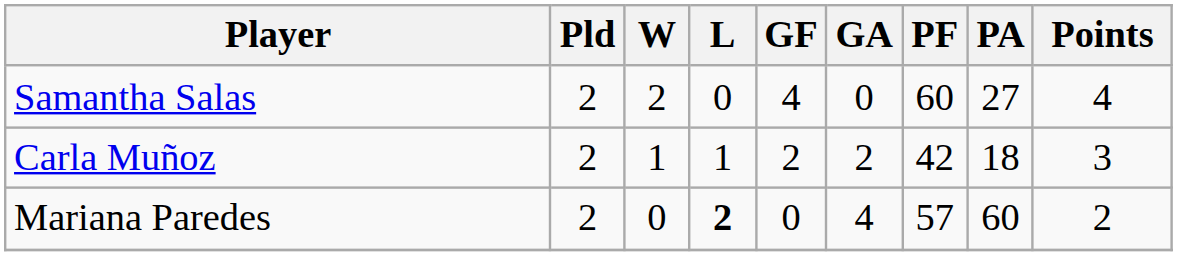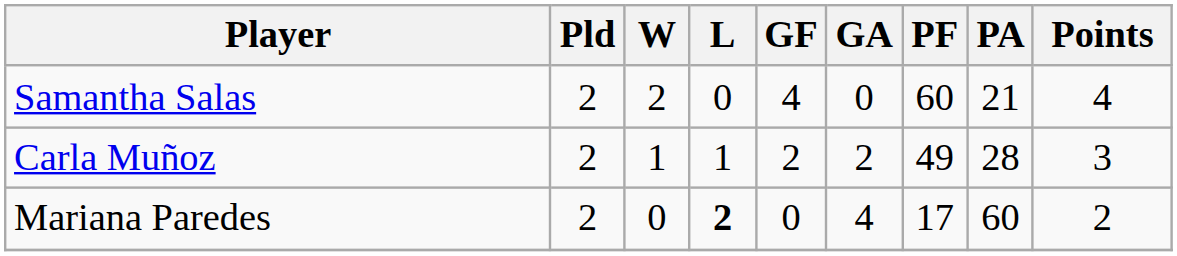(1001, 95) 27 -> (1001, 95) 21
(935, 156) 42 -> (935, 156) 49
(1001, 156) 18 -> (1001, 156) 28
(935, 217) 57 -> (935, 217) 17
